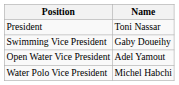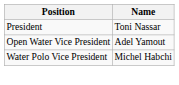- row: (57, 42)
